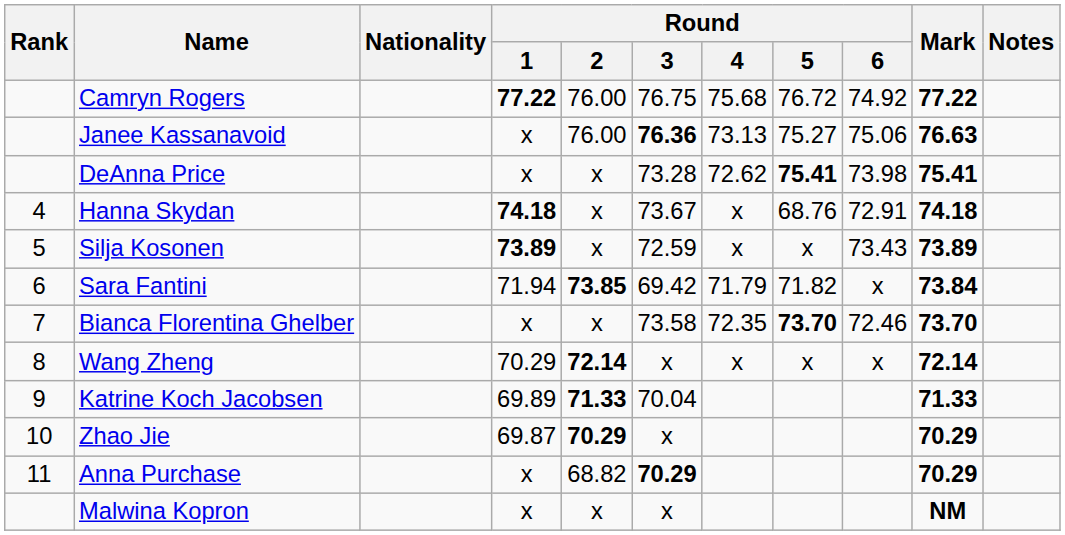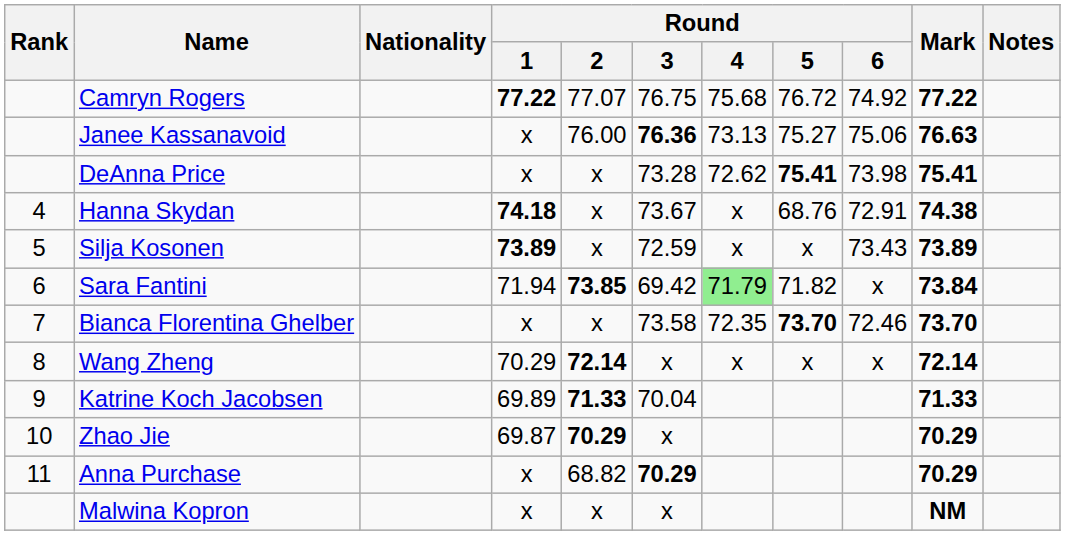(597, 98) 76.00 -> (597, 98) 77.07
(948, 211) 74.18 -> (948, 211) 74.38
(737, 286) no background -> (737, 286) lightgreen background
